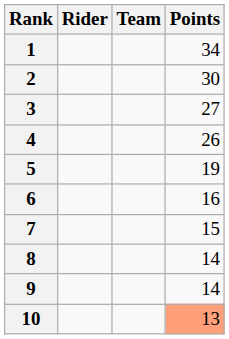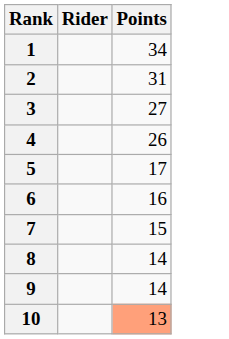- column: (139, 19)
(211, 79) 30 -> (157, 79) 31
(211, 169) 19 -> (157, 169) 17
